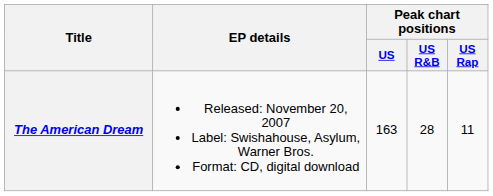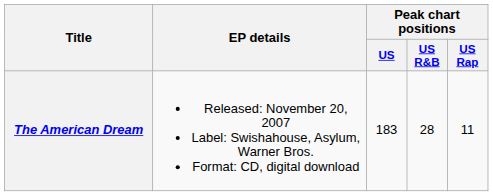(386, 130) 163 -> (386, 130) 183
